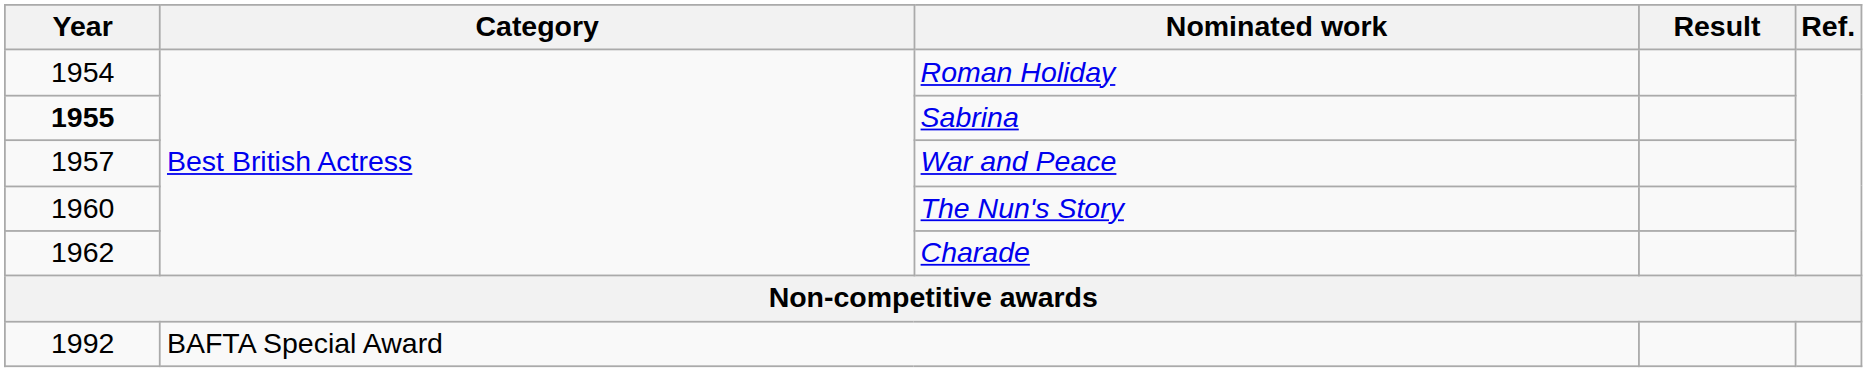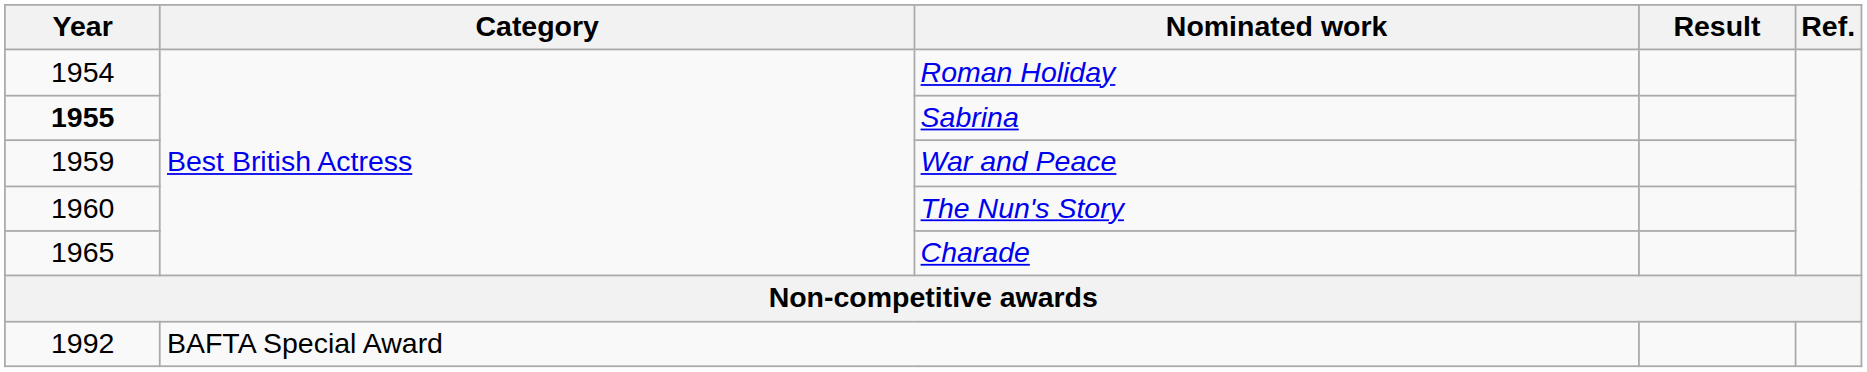(83, 162) 1957 -> (83, 162) 1959
(83, 252) 1962 -> (83, 252) 1965
